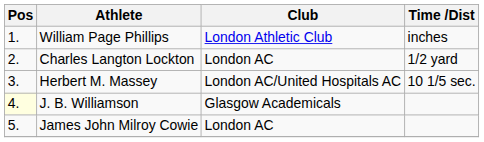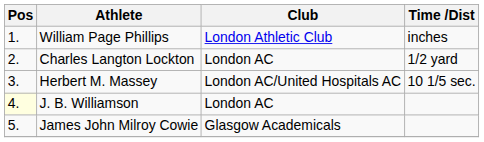(273, 103) Glasgow Academicals -> (239, 103) London AC
(239, 125) London AC -> (273, 125) Glasgow Academicals
